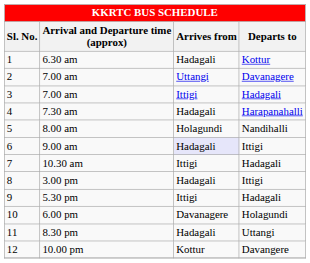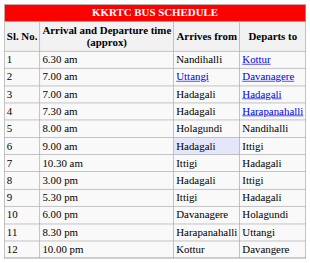(196, 59) Hadagali -> (199, 59) Nandihalli
(187, 94) Ittigi -> (196, 94) Hadagali
(196, 232) Hadagali -> (207, 232) Harapanahalli
